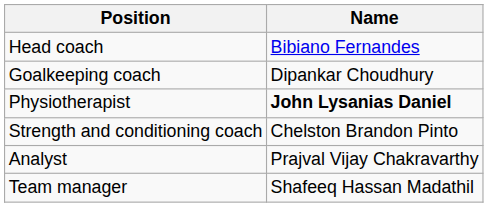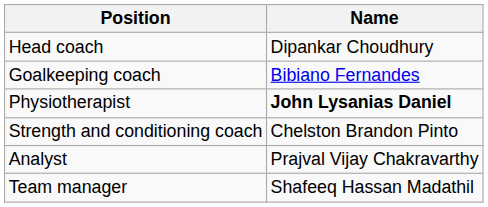(345, 46) Bibiano Fernandes -> (352, 46) Dipankar Choudhury
(352, 74) Dipankar Choudhury -> (345, 74) Bibiano Fernandes
